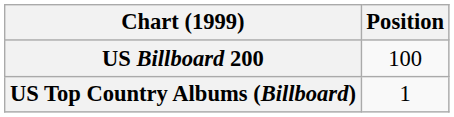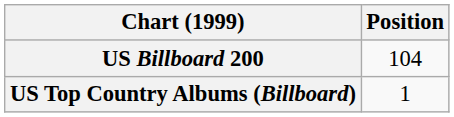(405, 58) 100 -> (405, 58) 104
